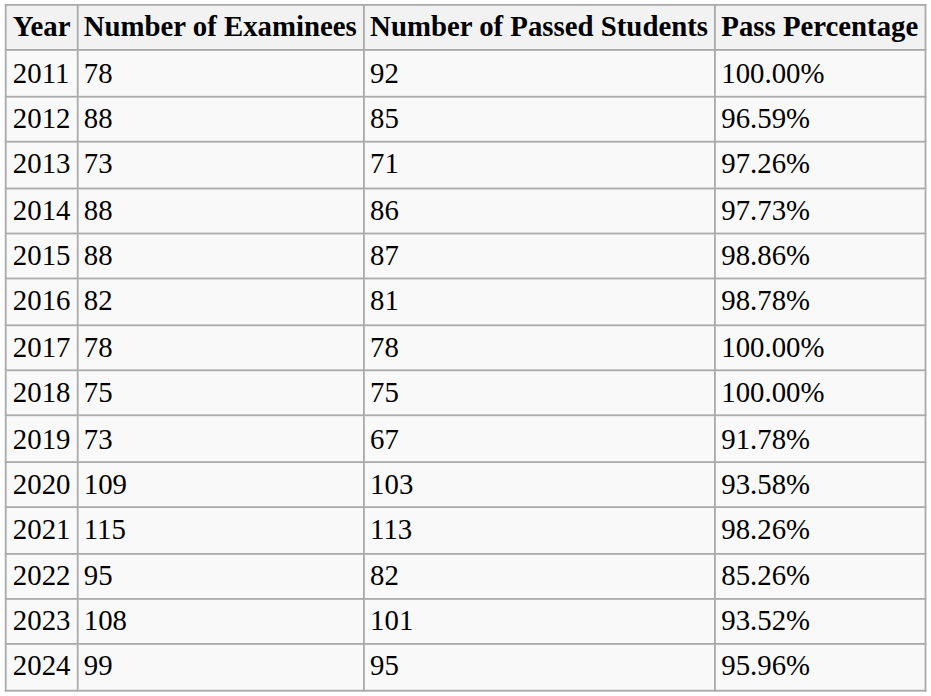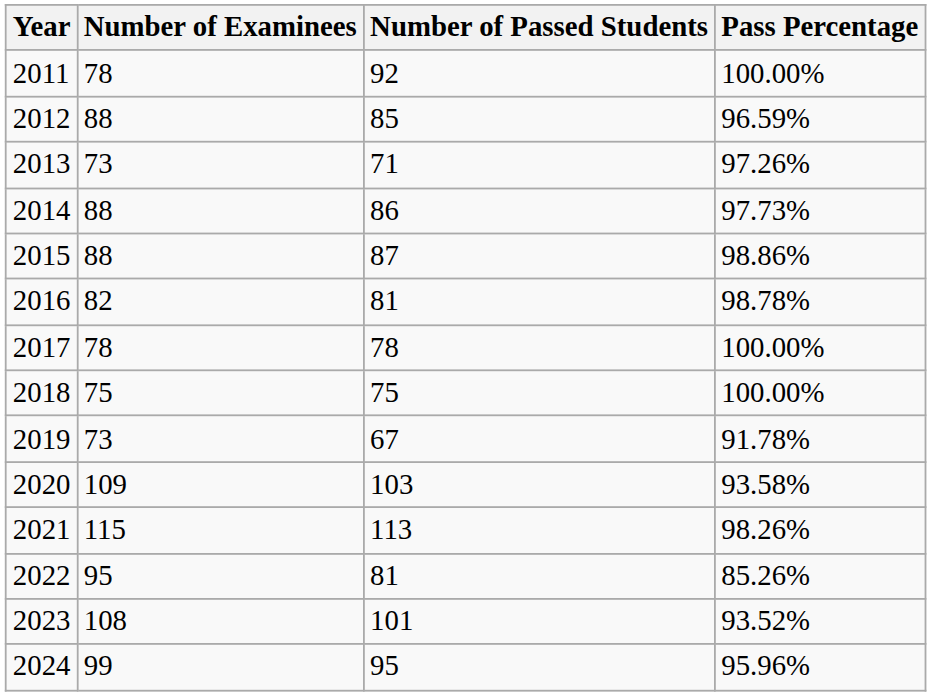(384, 575) 82 -> (384, 575) 81
